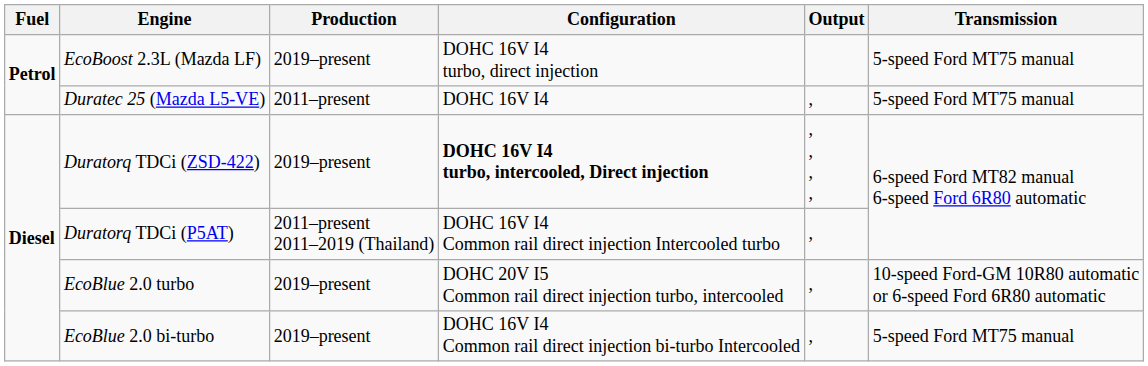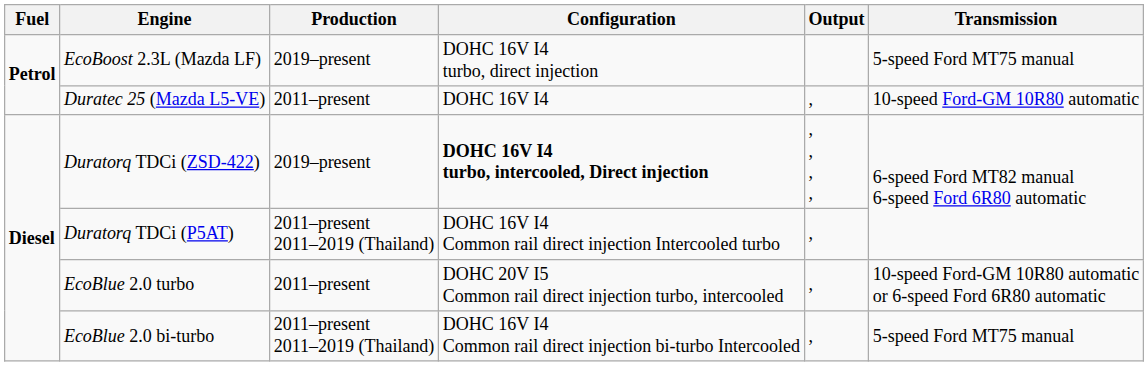(974, 100) 5-speed Ford MT75 manual -> (1006, 100) 10-speed Ford-GM 10R80 automatic
(322, 285) 2019–present -> (322, 285) 2011–present
(322, 335) 2019–present -> (354, 335) 2011–present 2011–2019 (Thailand)
